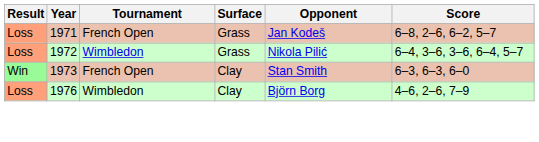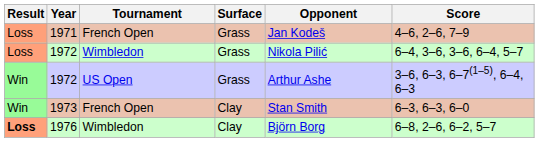(446, 33) 6–8, 2–6, 6–2, 5–7 -> (432, 33) 4–6, 2–6, 7–9
+ row: (63, 80)
(20, 91) normal -> (21, 127) bold
(432, 91) 4–6, 2–6, 7–9 -> (446, 127) 6–8, 2–6, 6–2, 5–7
